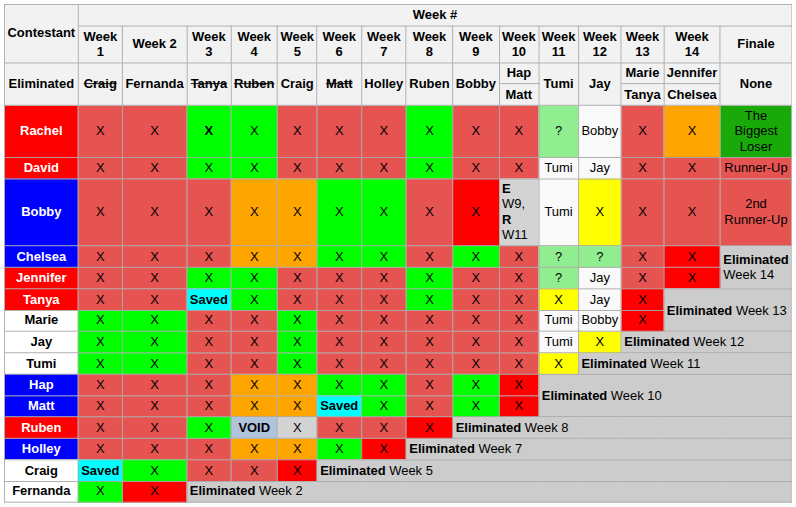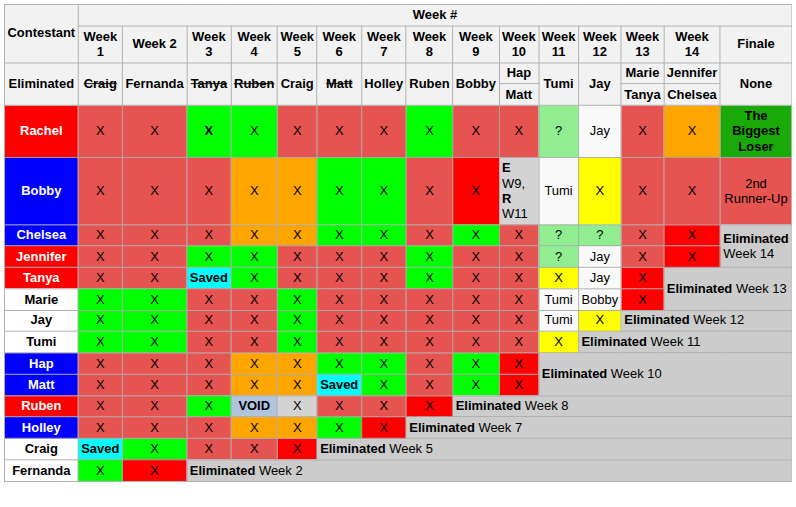(600, 131) Bobby -> (600, 131) Jay
(756, 131) normal -> (756, 131) bold
- row: (41, 167)
